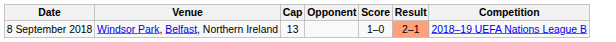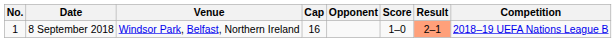+ column: (15, 12)
(293, 29) 13 -> (314, 29) 16
